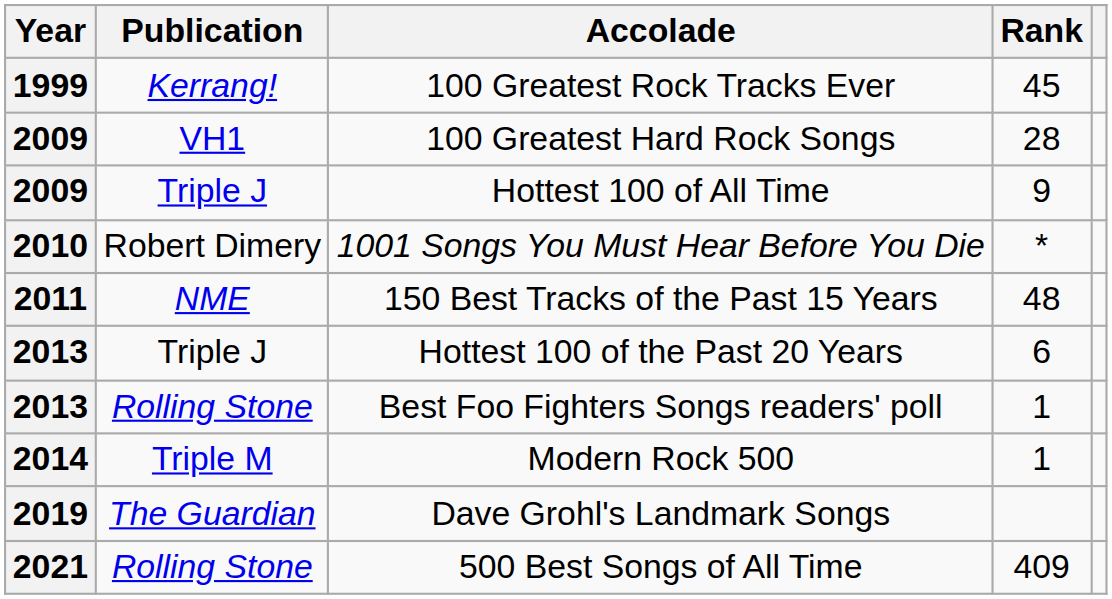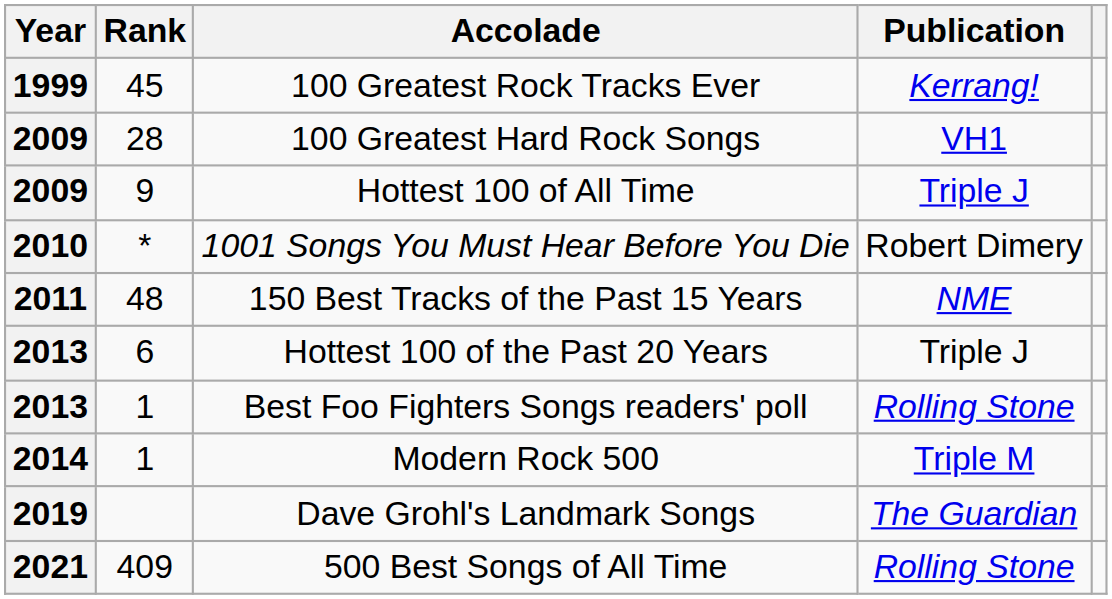columns swapped: (212, 31) <-> (1042, 31)
